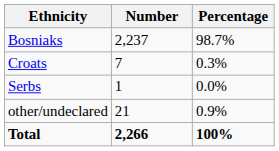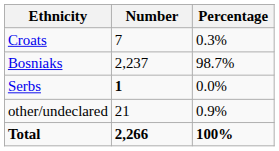rows swapped: (35, 39) <-> (27, 63)
(118, 87) normal -> (118, 87) bold
